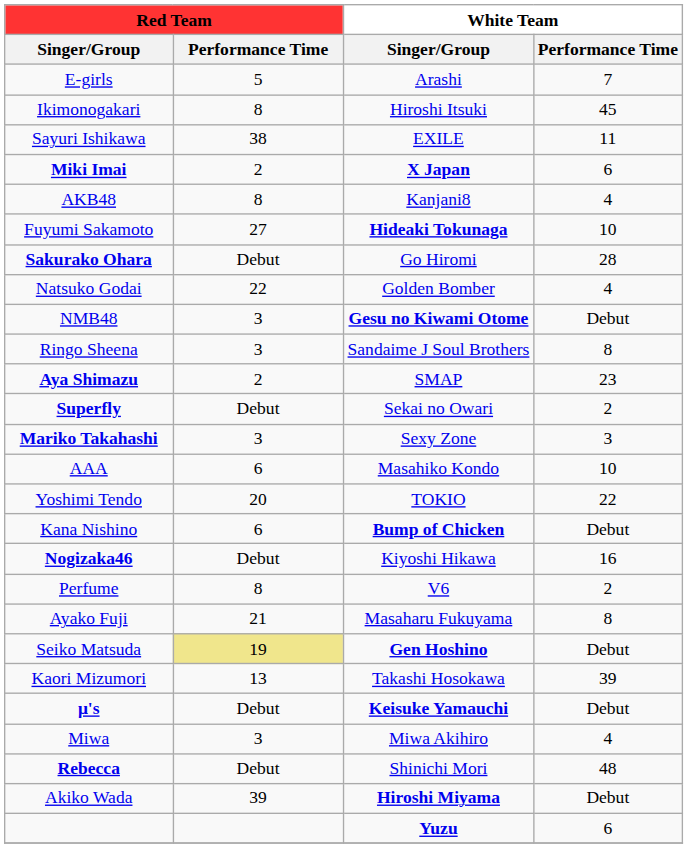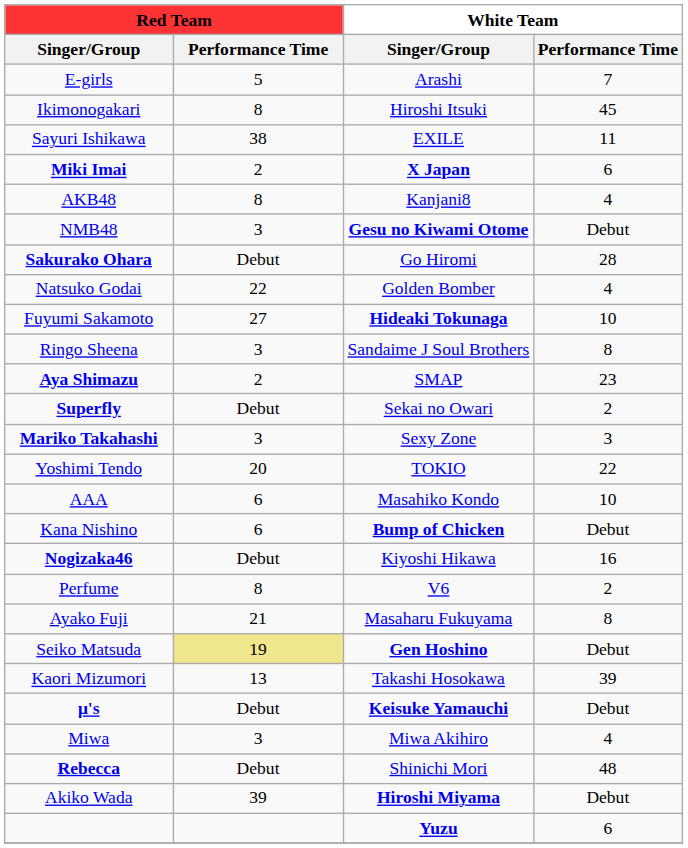rows swapped: (89, 319) <-> (89, 229)
rows swapped: (89, 498) <-> (89, 468)
